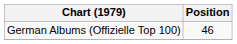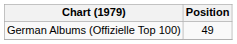(208, 30) 46 -> (208, 30) 49
